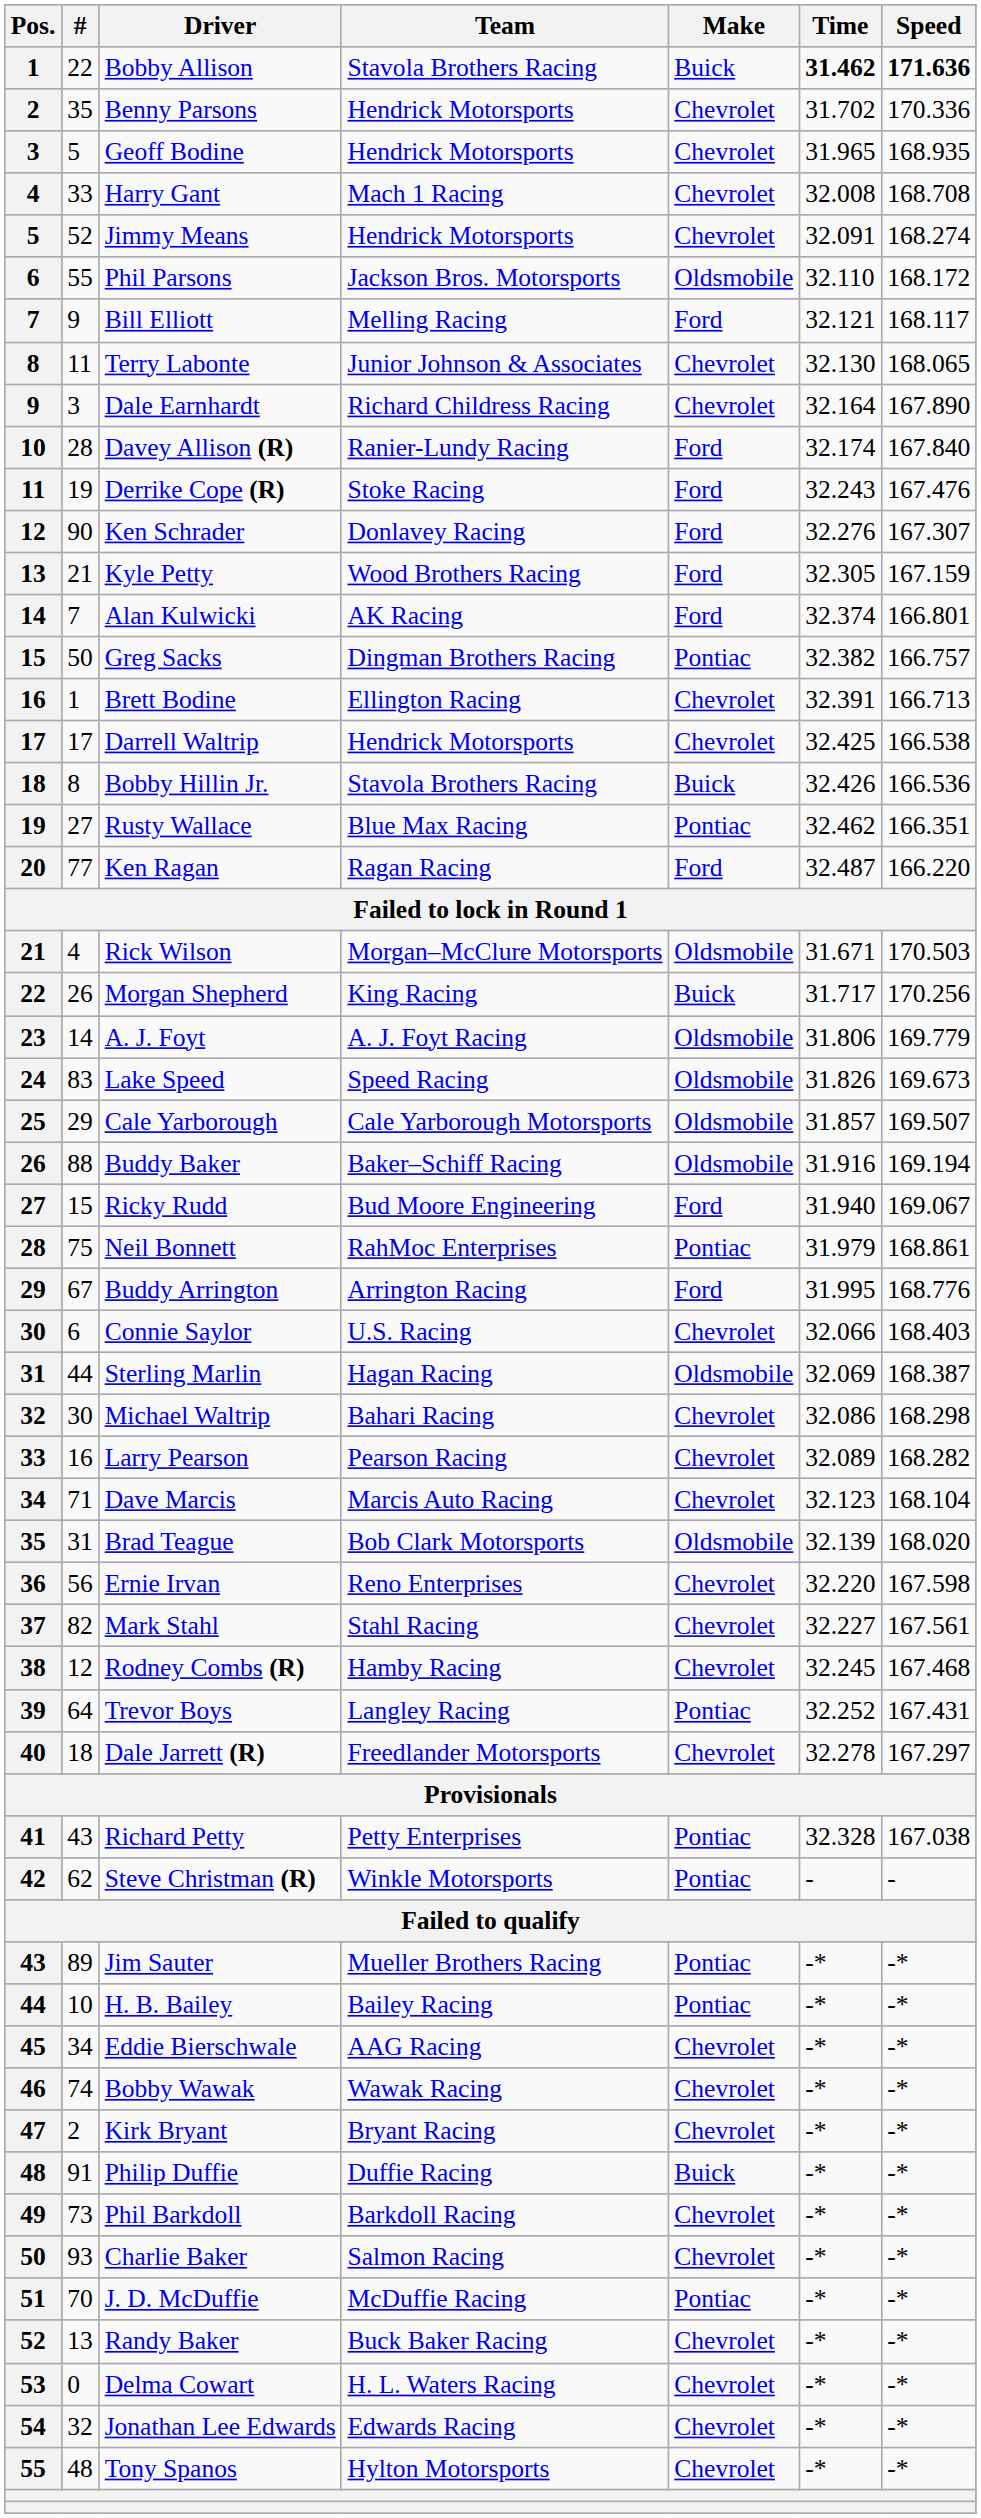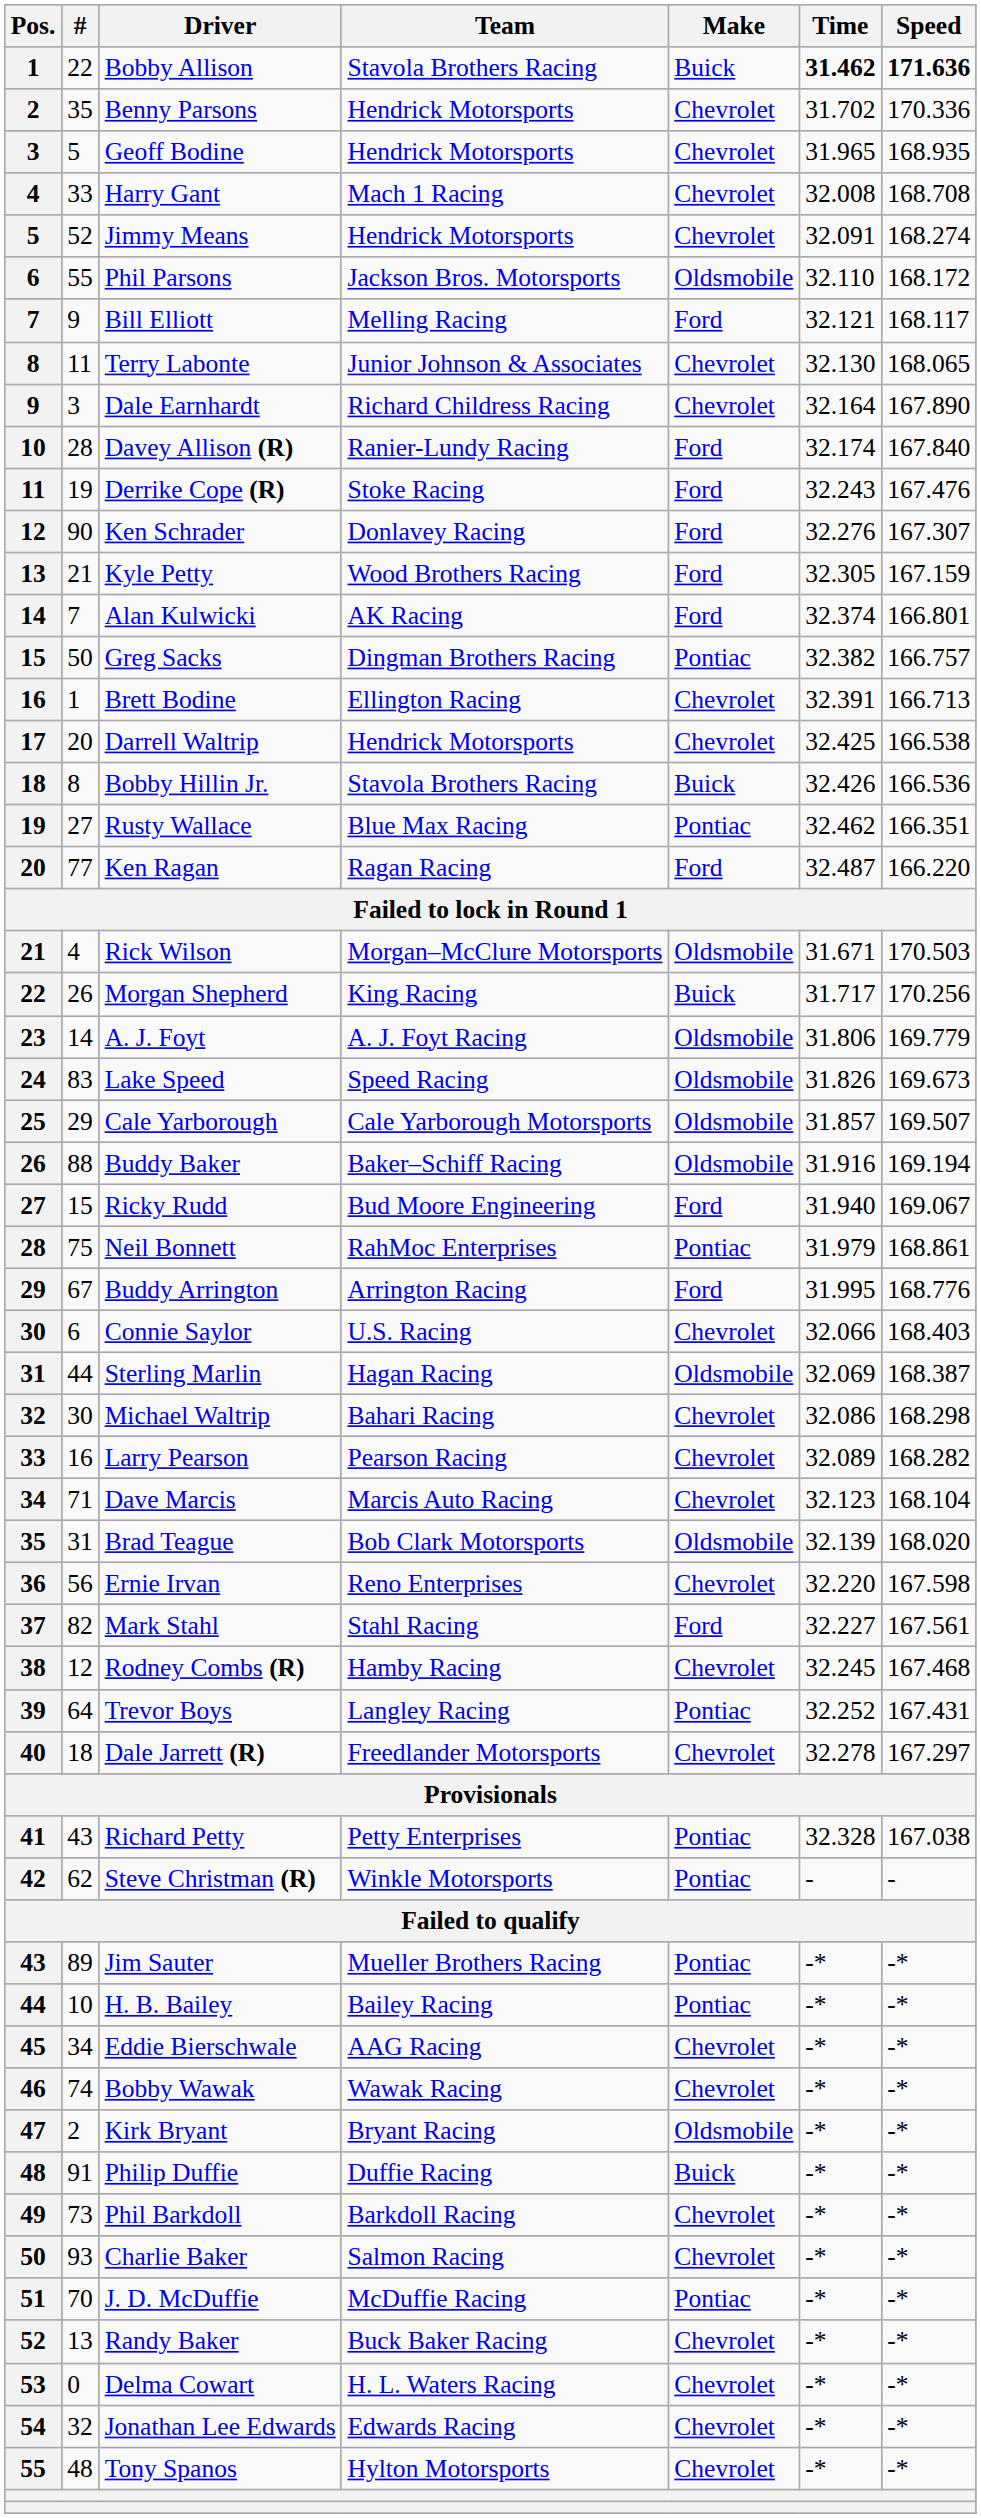(80, 741) 17 -> (80, 741) 20
(725, 1625) Chevrolet -> (698, 1625) Ford
(725, 2130) Chevrolet -> (734, 2130) Oldsmobile
